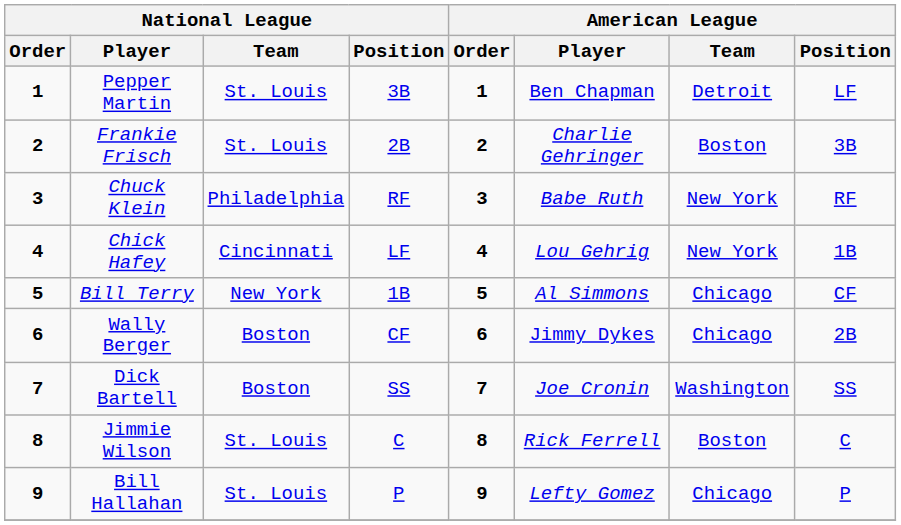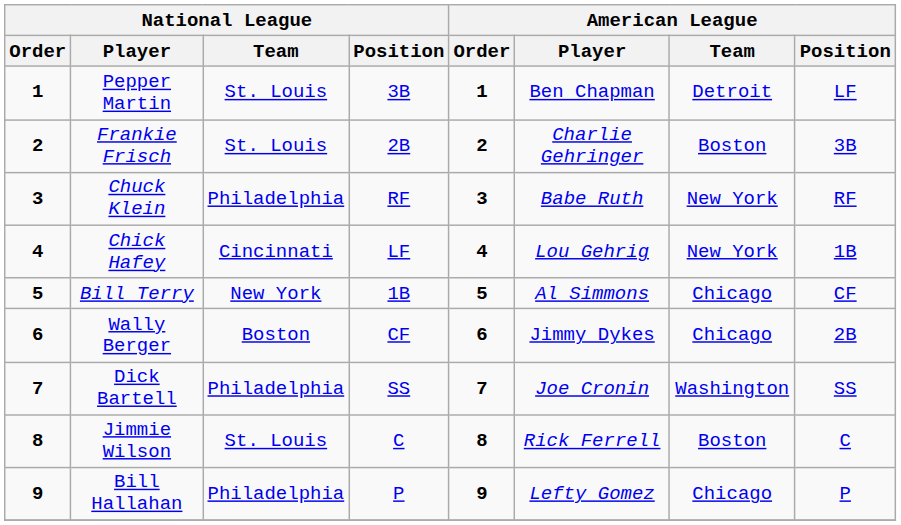(276, 388) Boston -> (276, 388) Philadelphia
(276, 494) St. Louis -> (276, 494) Philadelphia
